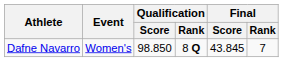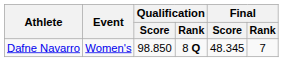(227, 48) 43.845 -> (227, 48) 48.345
